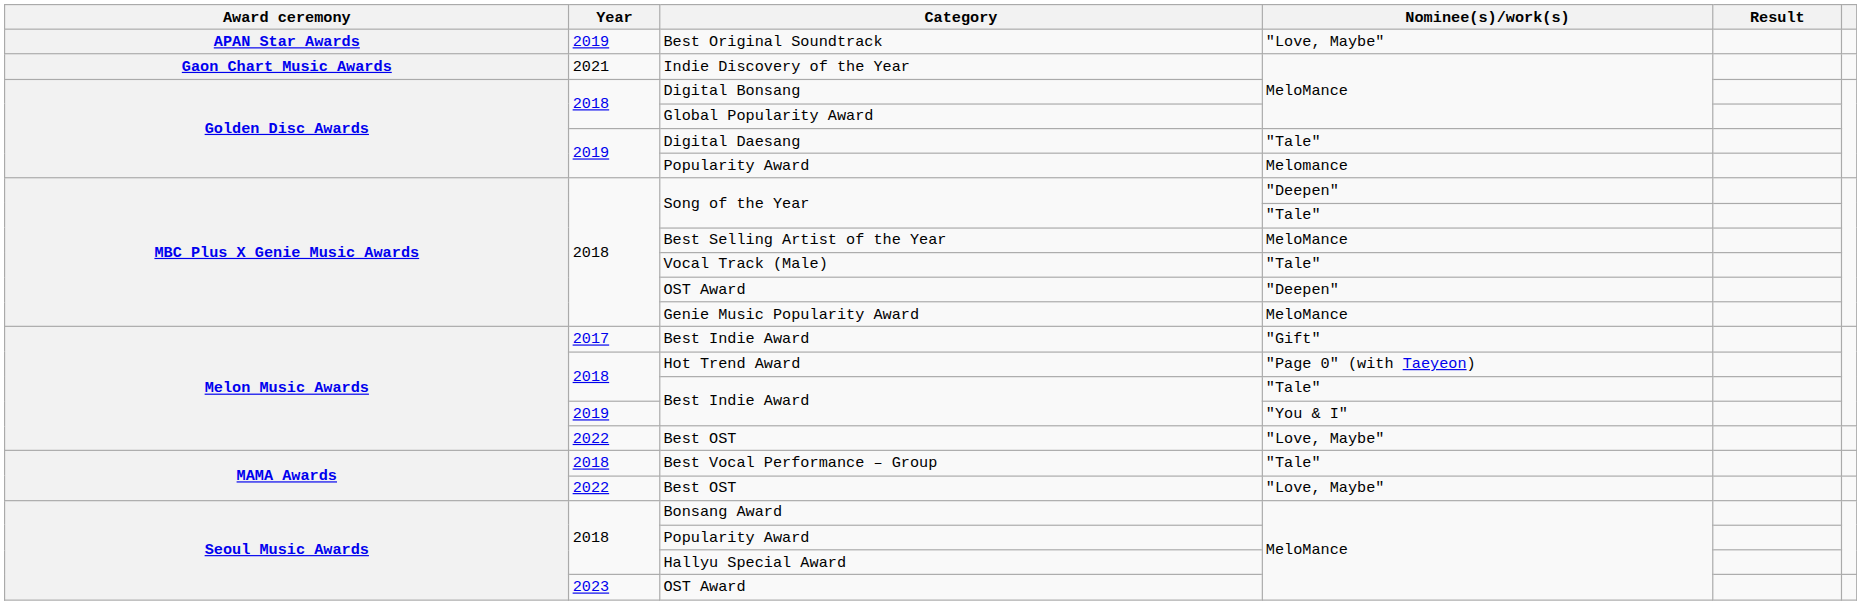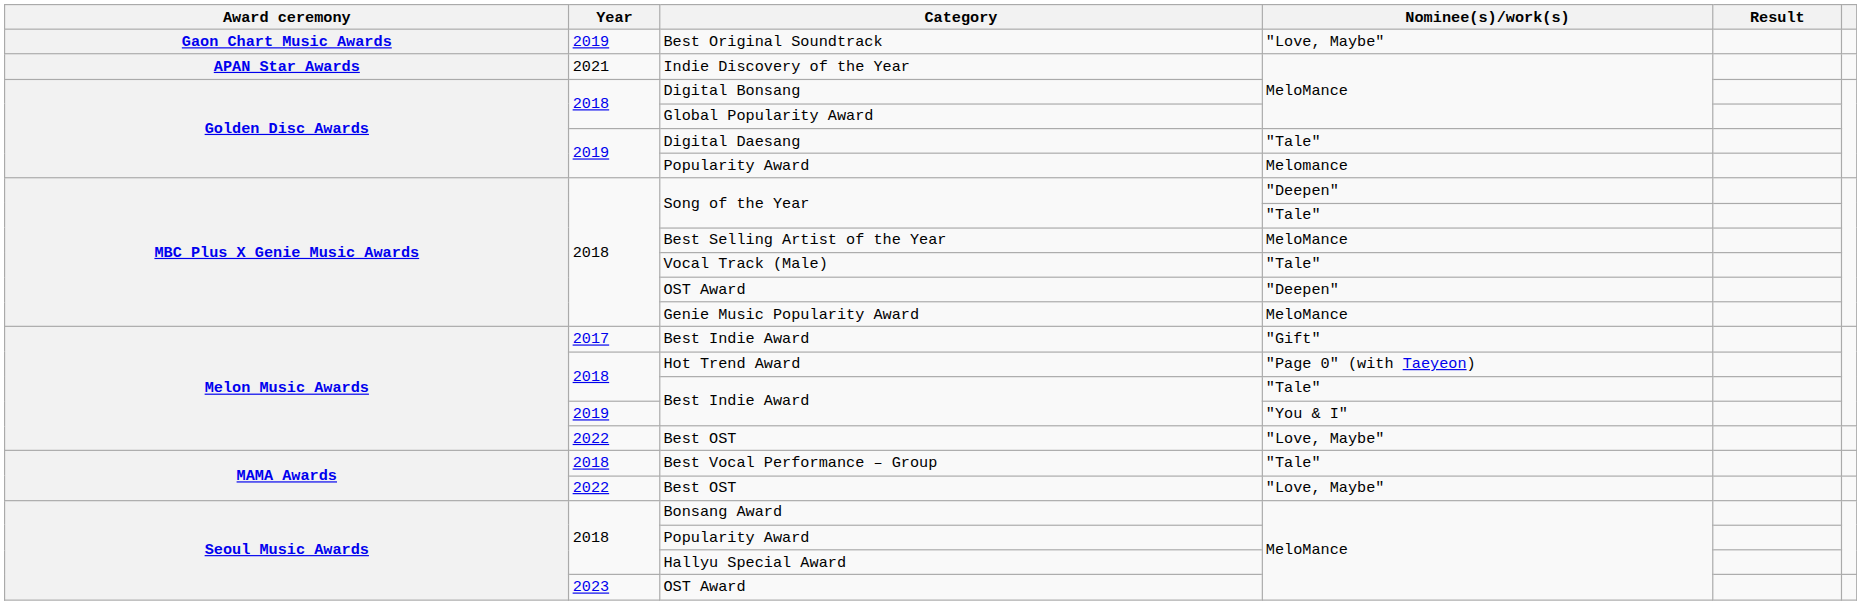(287, 42) APAN Star Awards -> (287, 42) Gaon Chart Music Awards
(287, 67) Gaon Chart Music Awards -> (287, 67) APAN Star Awards
